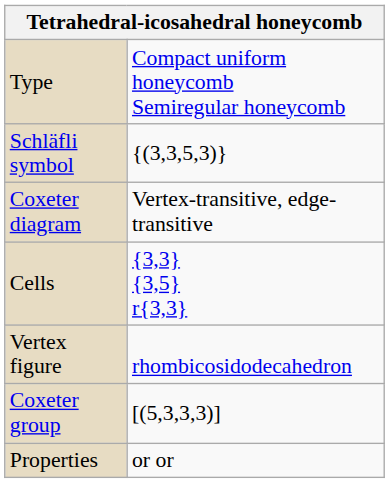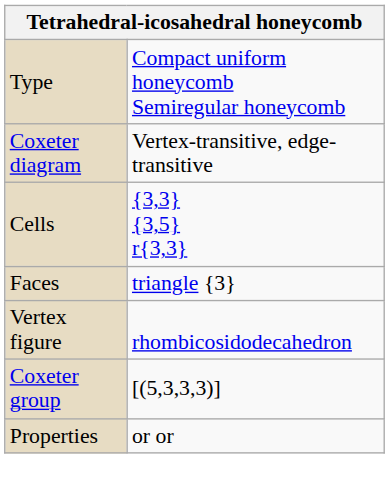- row: (44, 152)
+ row: (35, 282)
